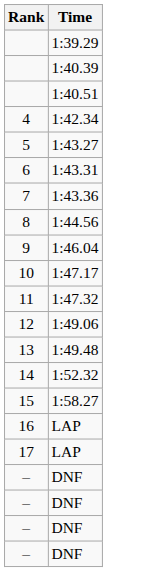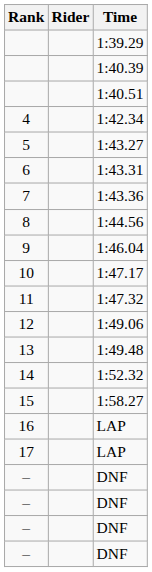+ column: (70, 17)
